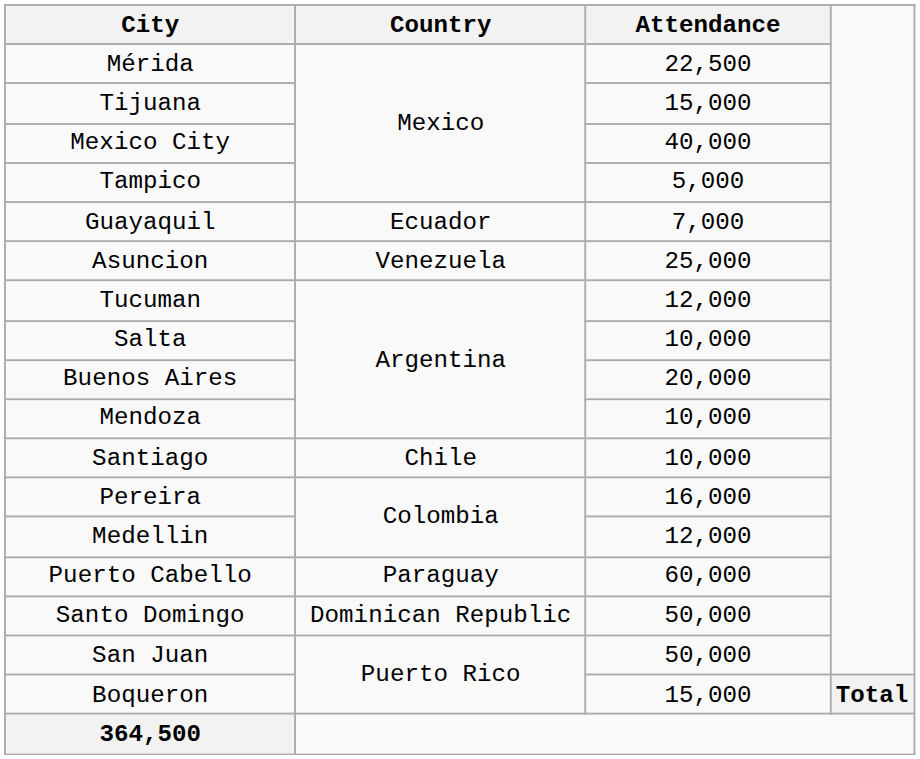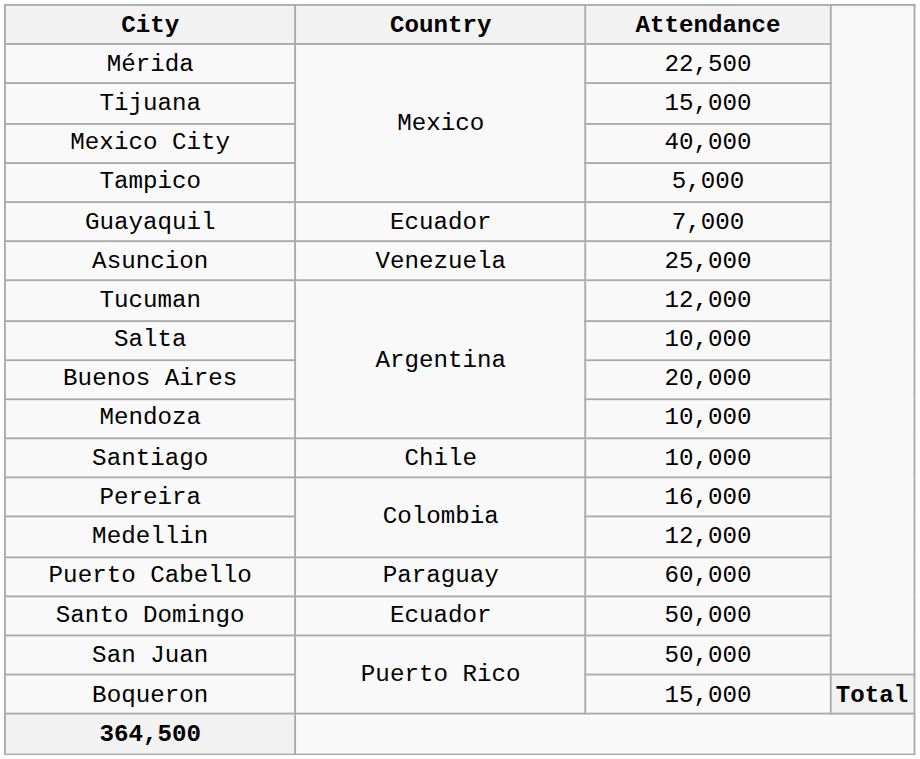(441, 616) Dominican Republic -> (441, 616) Ecuador
